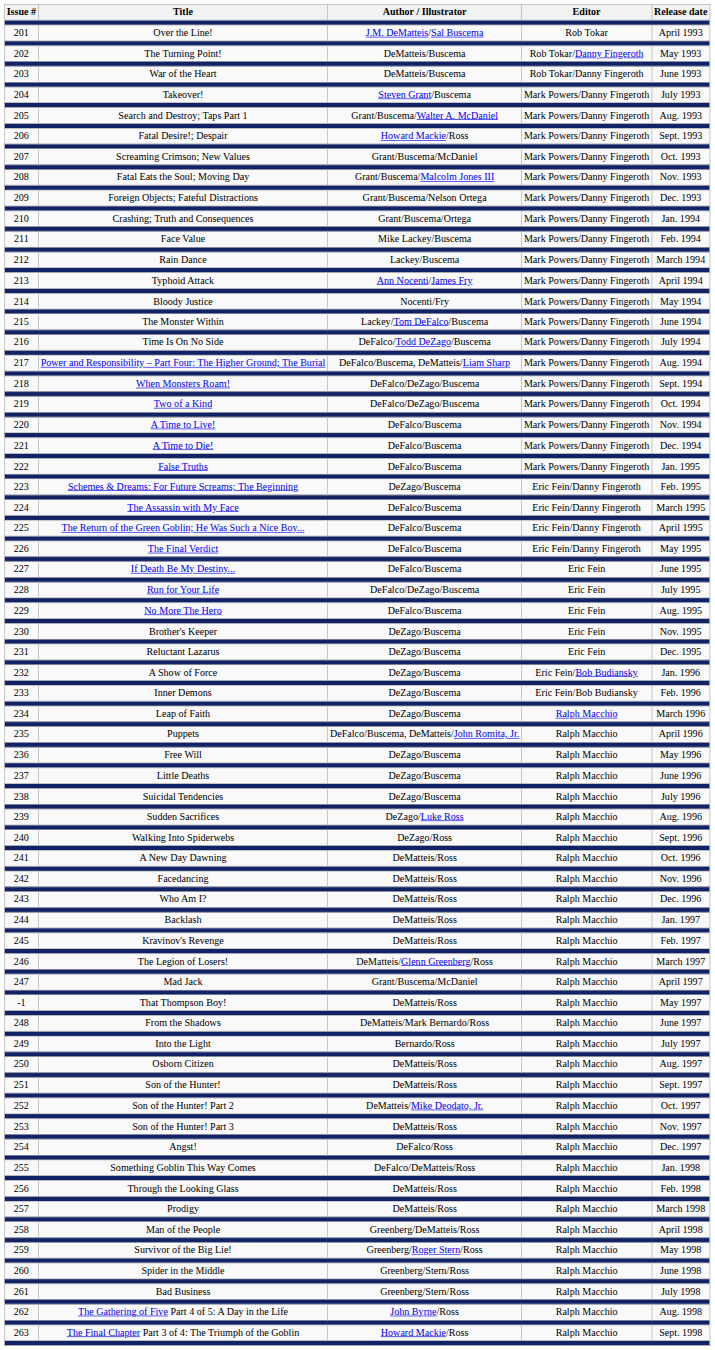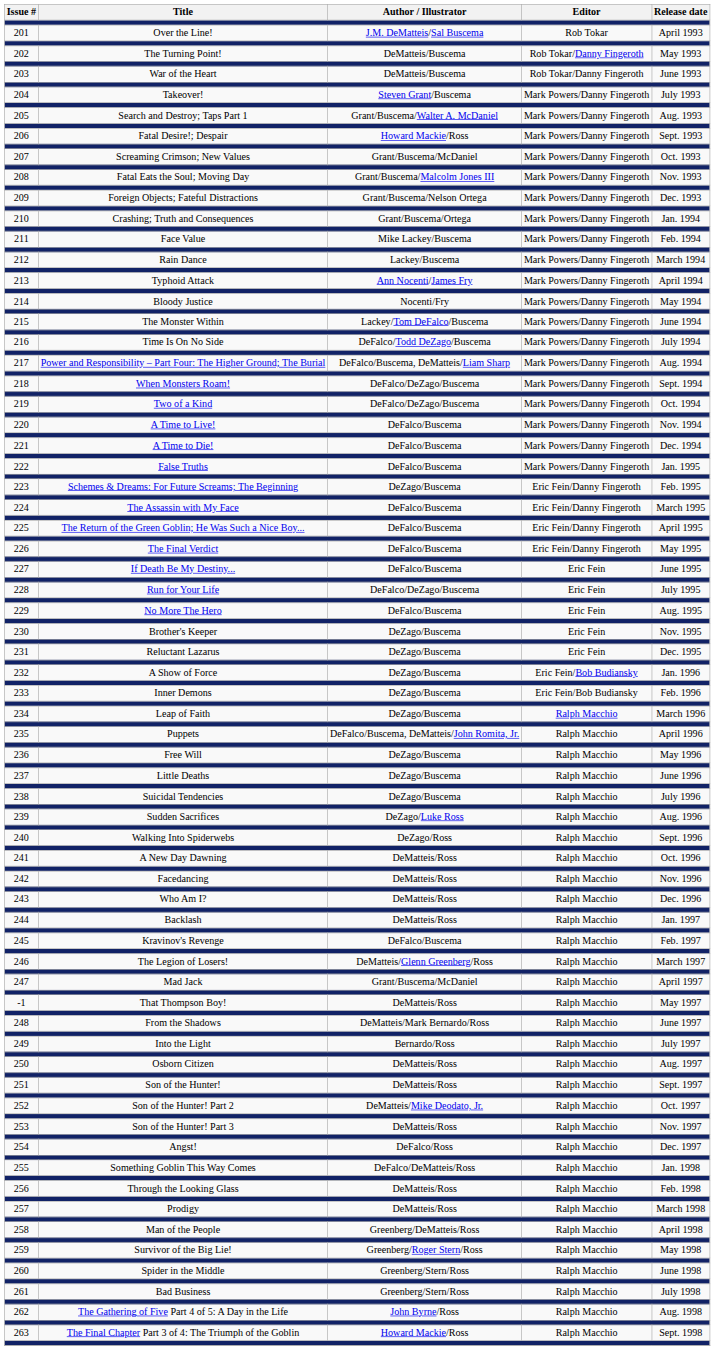(425, 940) DeMatteis/Ross -> (425, 940) DeFalco/Buscema
